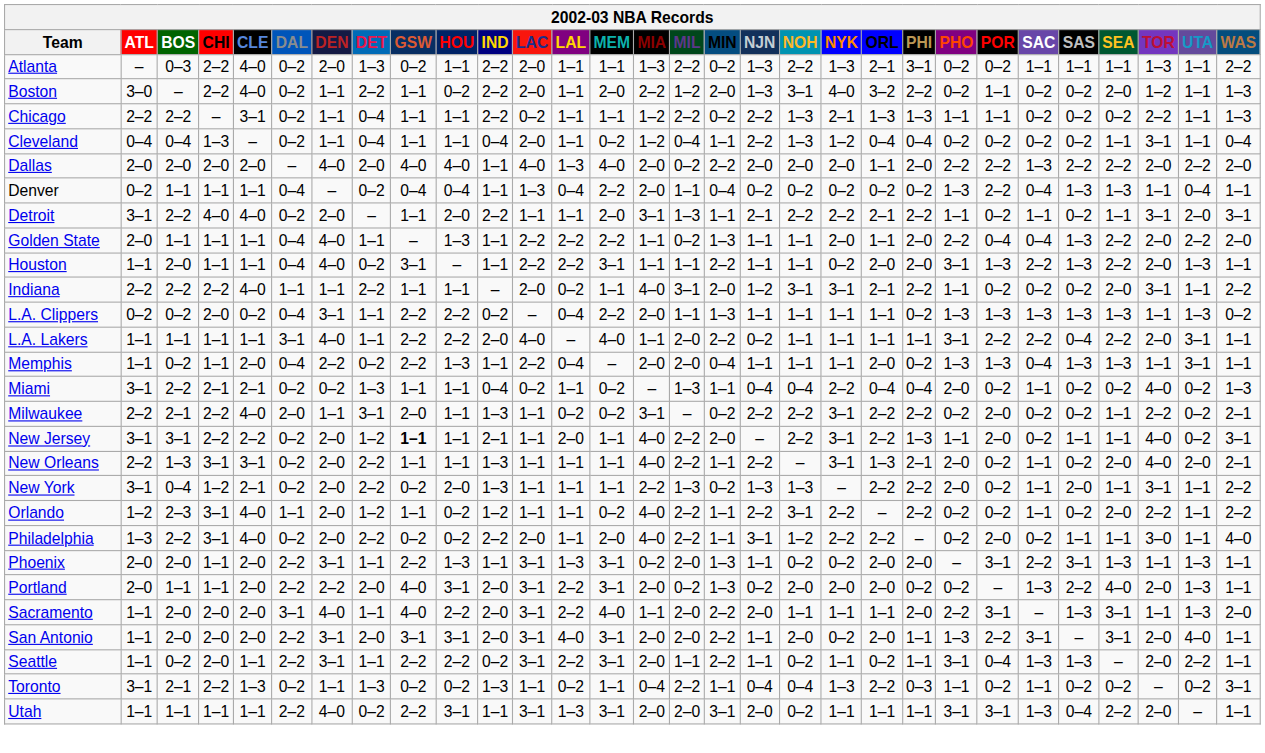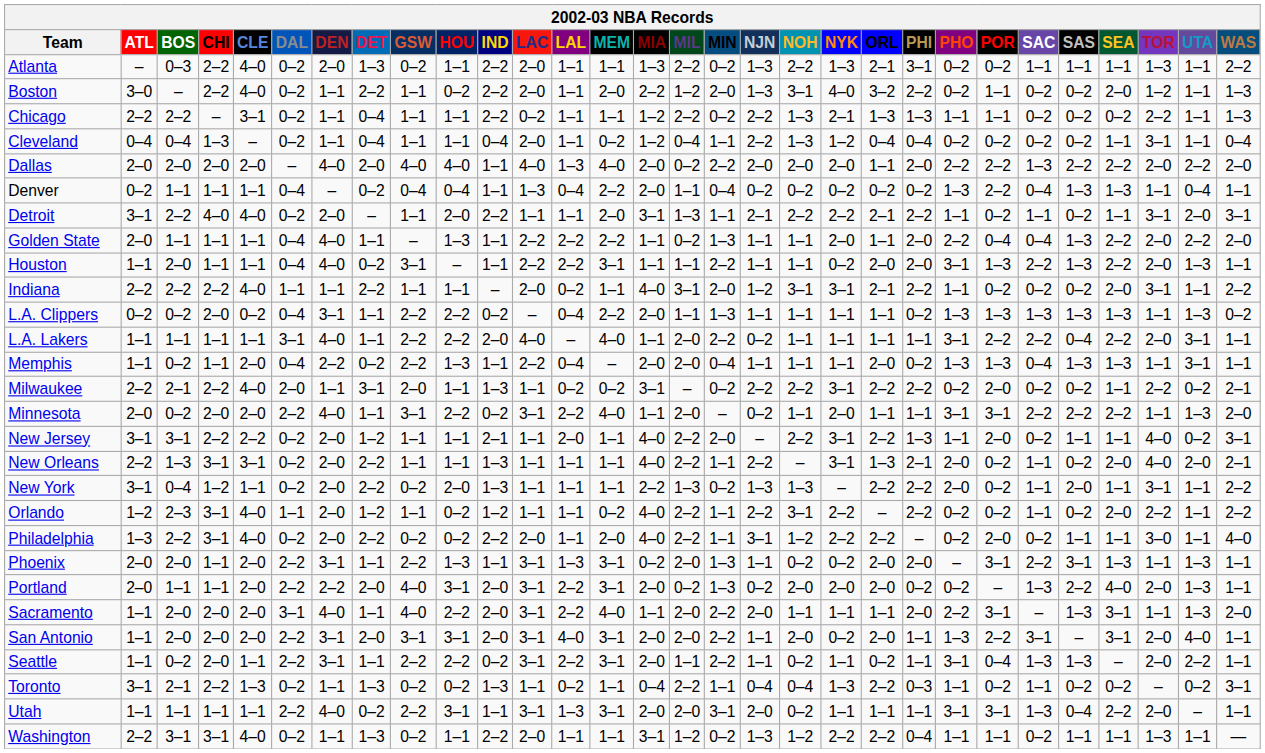- row: (29, 389)
+ row: (44, 414)
(413, 439) bold -> (413, 439) normal
(253, 488) 2–1 -> (253, 488) 1–1
+ row: (49, 736)
